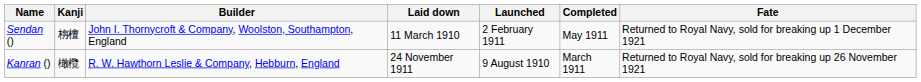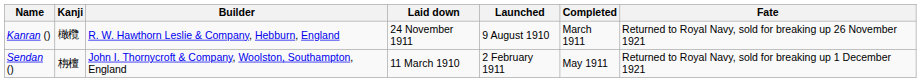rows swapped: (29, 64) <-> (25, 36)
